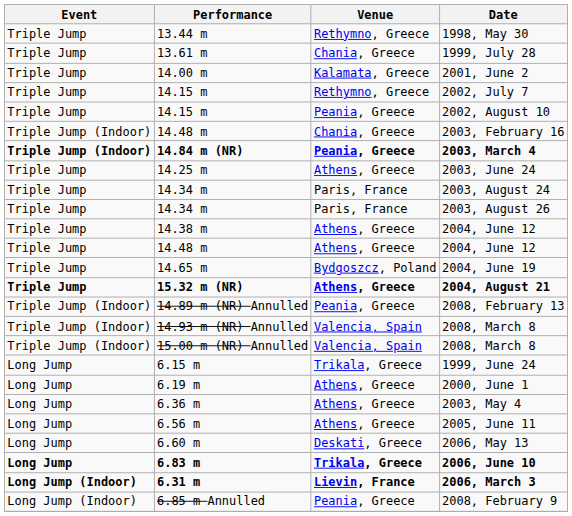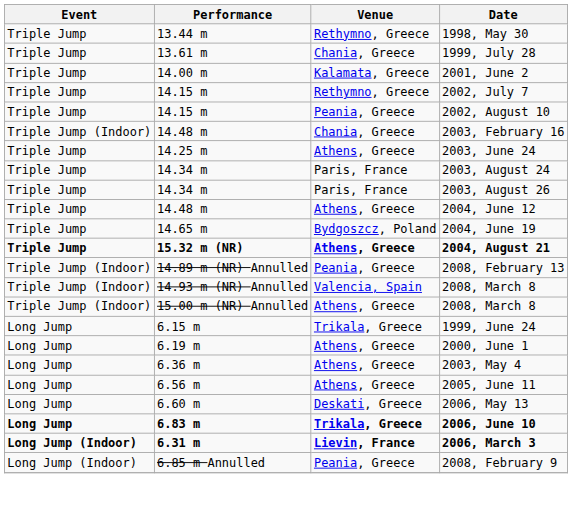- row: (200, 151)
- row: (182, 229)
(368, 346) Valencia, Spain -> (364, 307) Athens, Greece
